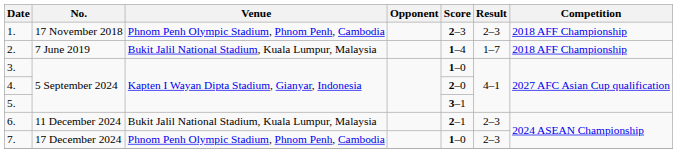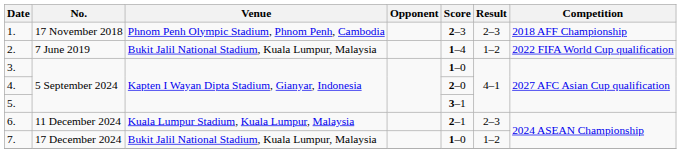(491, 49) 1–7 -> (491, 49) 1–2
(570, 49) 2018 AFF Championship -> (593, 49) 2022 FIFA World Cup qualification
(252, 121) Bukit Jalil National Stadium, Kuala Lumpur, Malaysia -> (241, 121) Kuala Lumpur Stadium, Kuala Lumpur, Malaysia
(256, 139) Phnom Penh Olympic Stadium, Phnom Penh, Cambodia -> (252, 139) Bukit Jalil National Stadium, Kuala Lumpur, Malaysia
(491, 139) 2–3 -> (491, 139) 1–2
